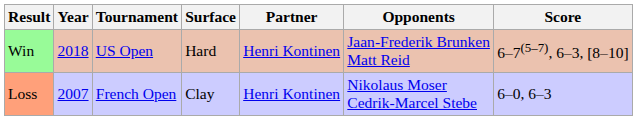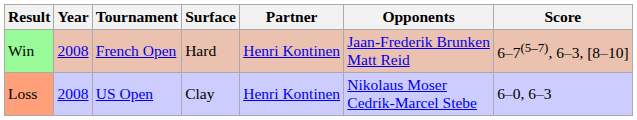(73, 50) 2018 -> (73, 50) 2008
(124, 50) US Open -> (136, 50) French Open
(73, 93) 2007 -> (73, 93) 2008
(136, 93) French Open -> (124, 93) US Open
